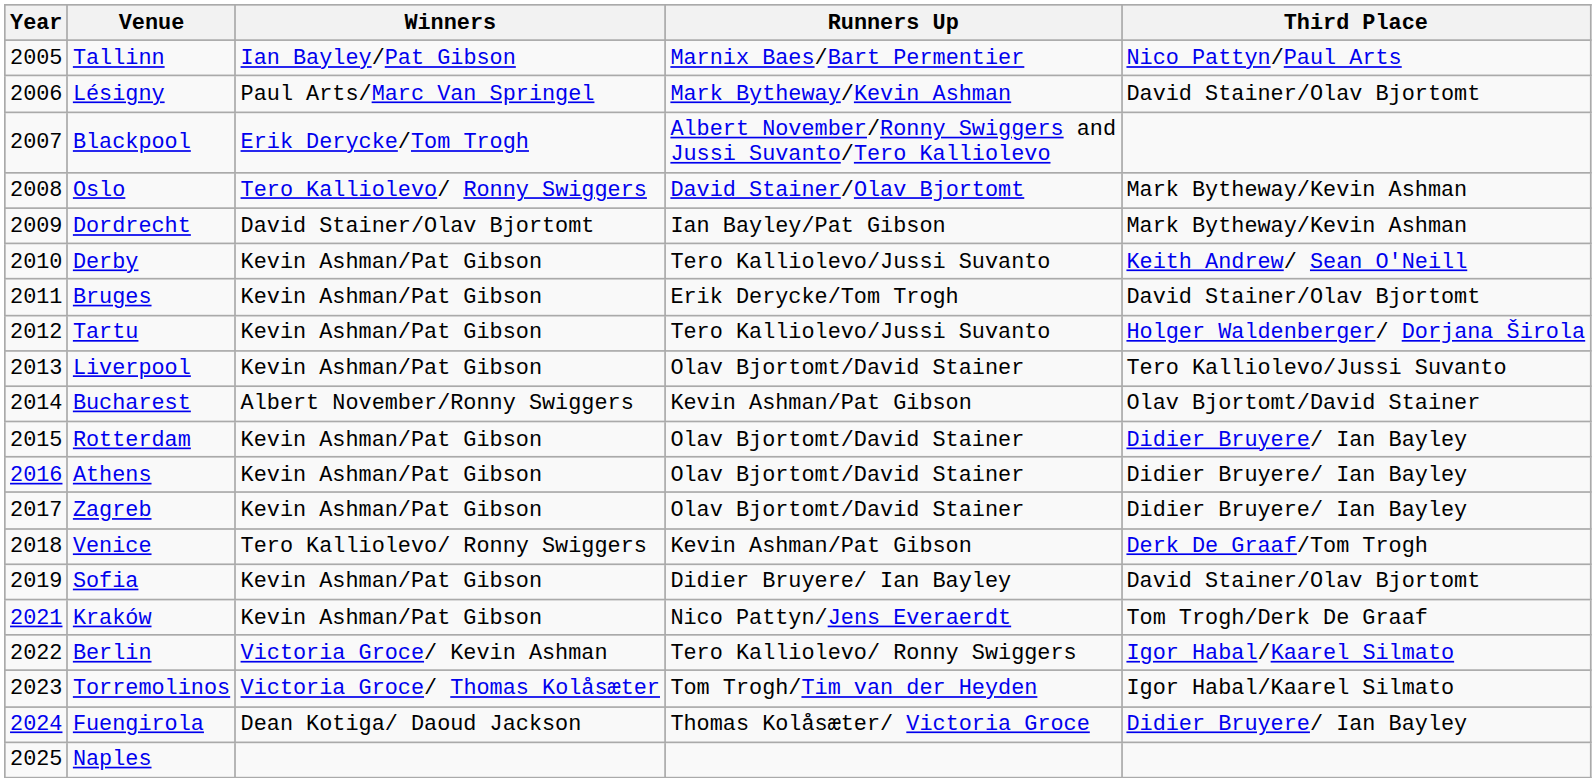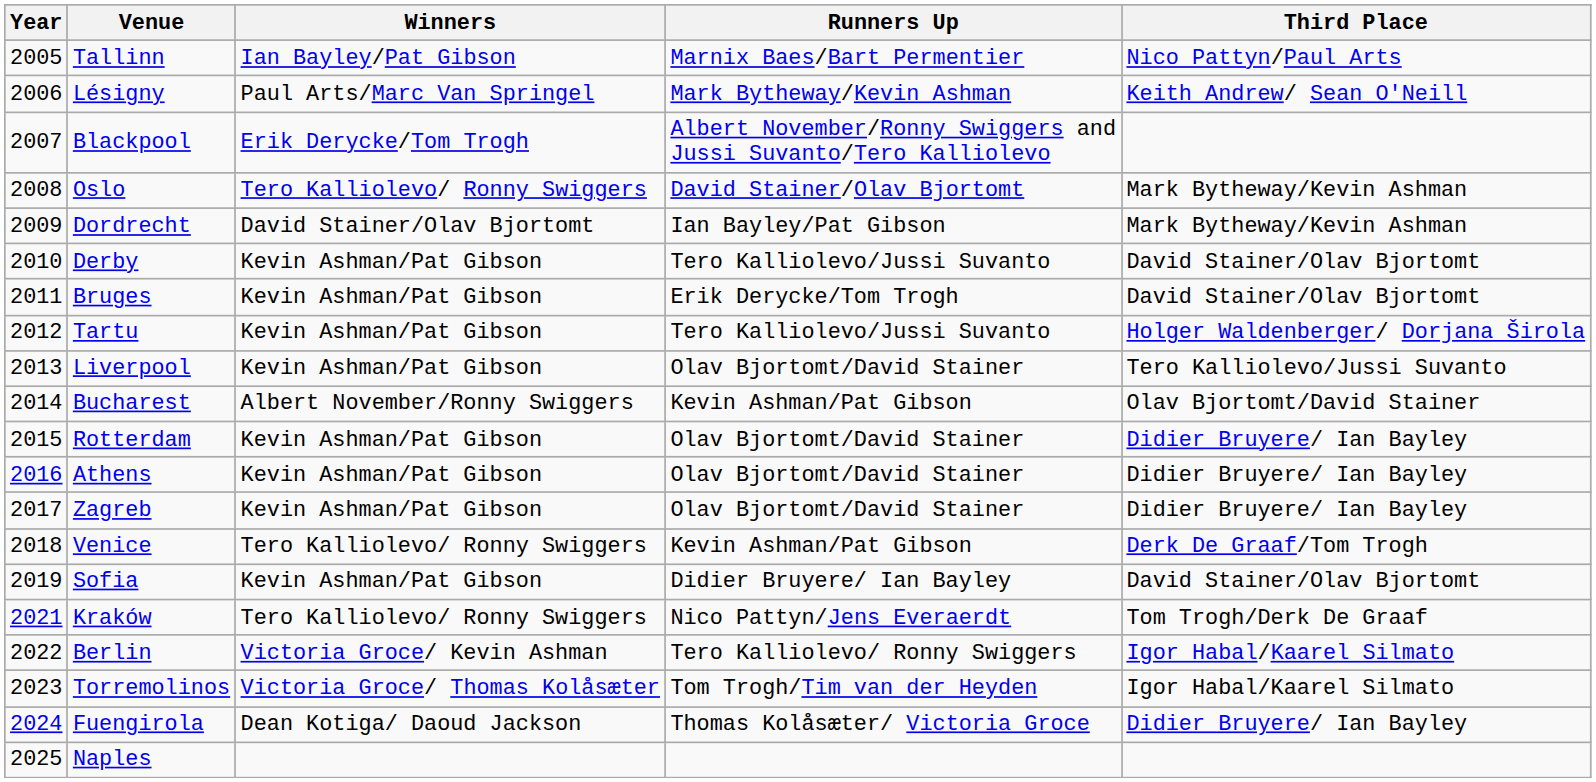(1303, 94) David Stainer/Olav Bjortomt -> (1297, 94) Keith Andrew/ Sean O'Neill
(1297, 261) Keith Andrew/ Sean O'Neill -> (1303, 261) David Stainer/Olav Bjortomt
(391, 617) Kevin Ashman/Pat Gibson -> (444, 617) Tero Kalliolevo/ Ronny Swiggers
